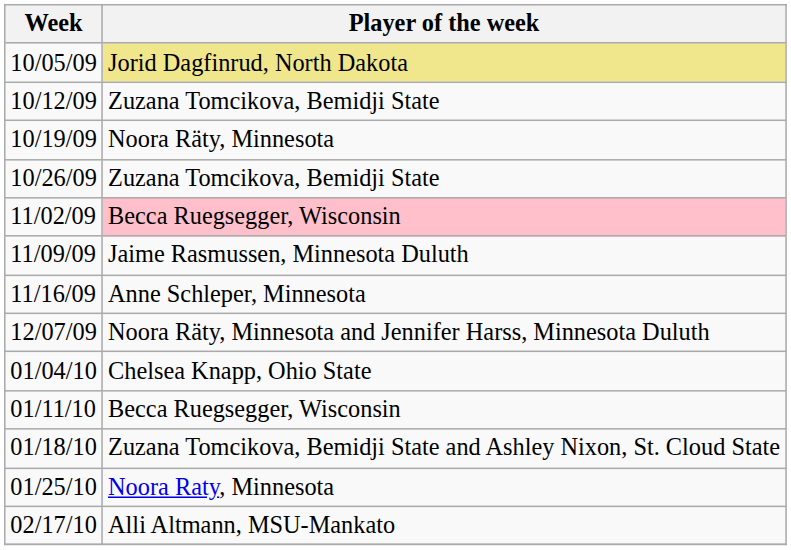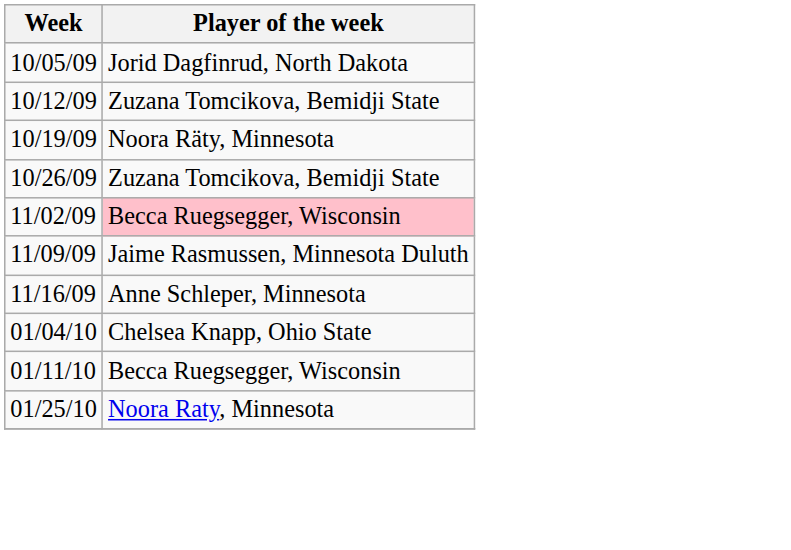(258, 62) khaki background -> (258, 62) no background
- row: (54, 332)
- row: (54, 448)
- row: (54, 525)
